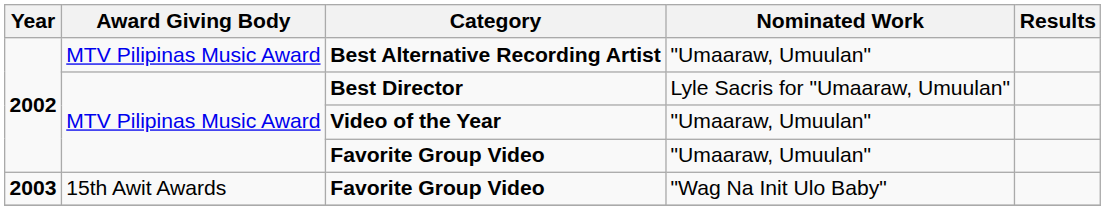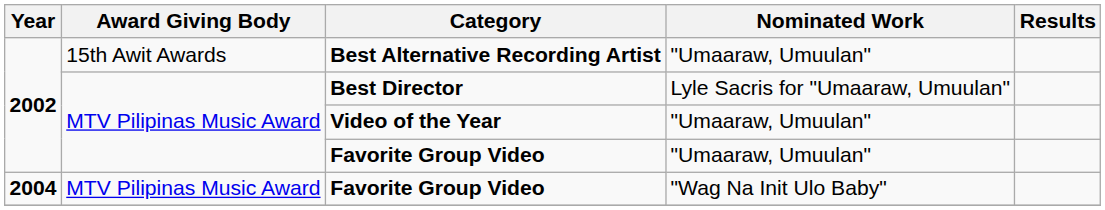(193, 54) MTV Pilipinas Music Award -> (146, 54) 15th Awit Awards
(33, 188) 2003 -> (33, 188) 2004
(146, 188) 15th Awit Awards -> (193, 188) MTV Pilipinas Music Award
